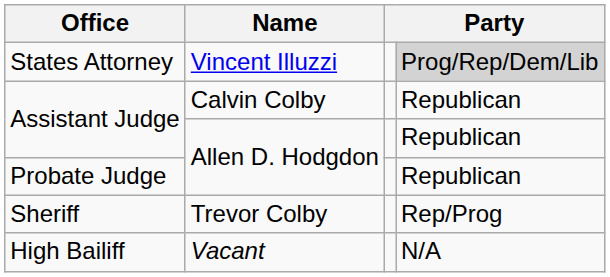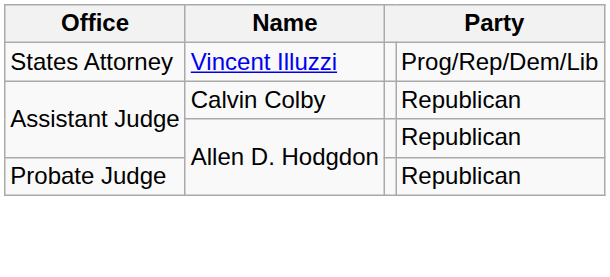(500, 61) lightgrey background -> (500, 61) no background
- row: (45, 213)
- row: (67, 251)
